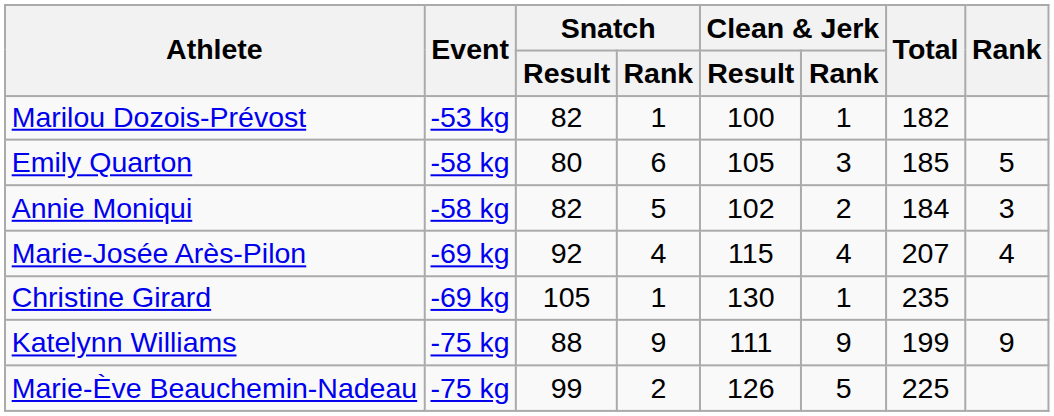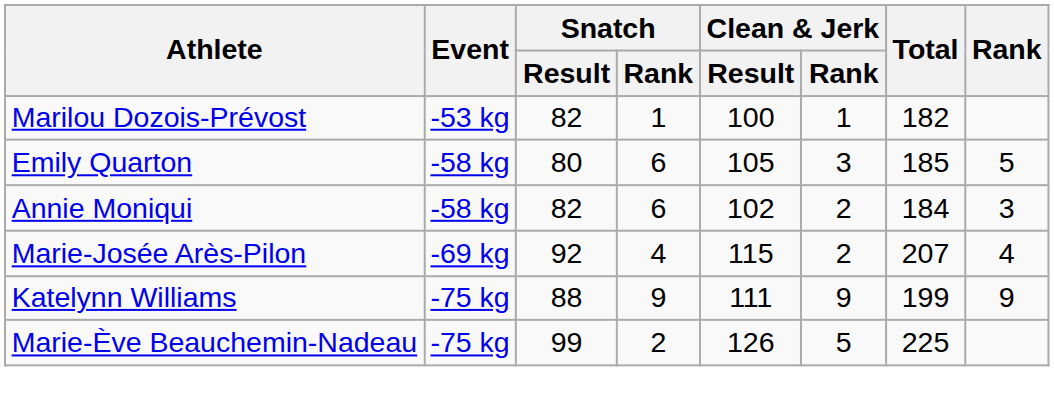(658, 208) 5 -> (658, 208) 6
(844, 253) 4 -> (844, 253) 2
- row: (111, 298)
